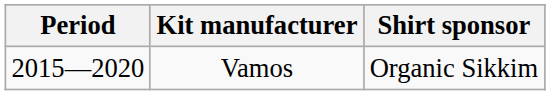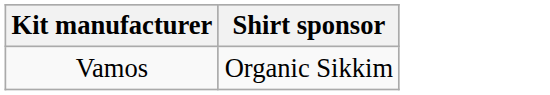- column: (78, 25)
